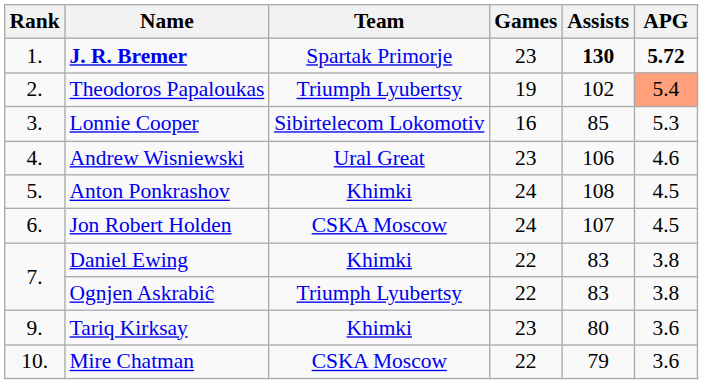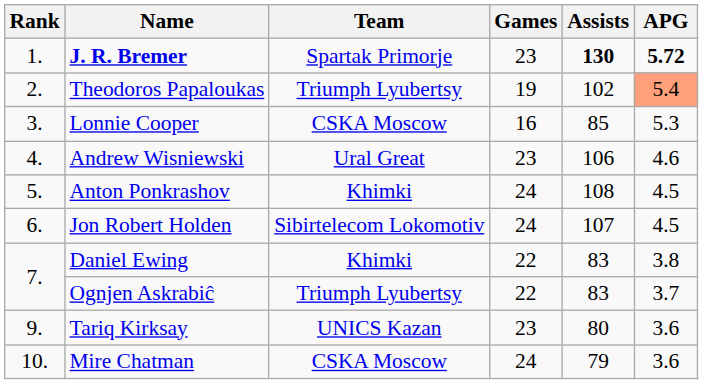(379, 123) Sibirtelecom Lokomotiv -> (379, 123) CSKA Moscow
(379, 225) CSKA Moscow -> (379, 225) Sibirtelecom Lokomotiv
(666, 293) 3.8 -> (666, 293) 3.7
(379, 327) Khimki -> (379, 327) UNICS Kazan
(526, 361) 22 -> (526, 361) 24
